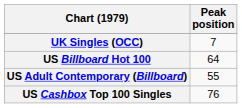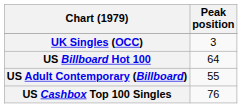(213, 42) 7 -> (213, 42) 3
